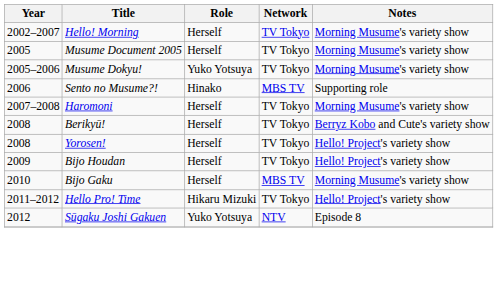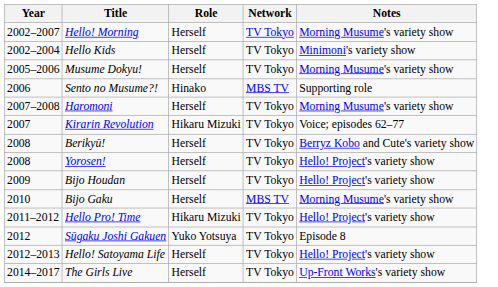+ row: (90, 50)
- row: (123, 50)
(220, 69) Yuko Yotsuya -> (189, 69) Herself
+ row: (109, 124)
(274, 217) NTV -> (270, 236) TV Tokyo
+ row: (115, 254)
+ row: (99, 273)
